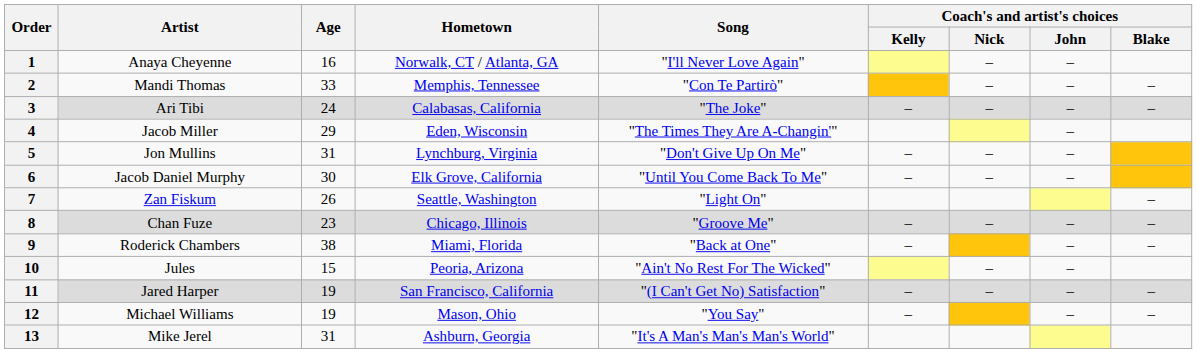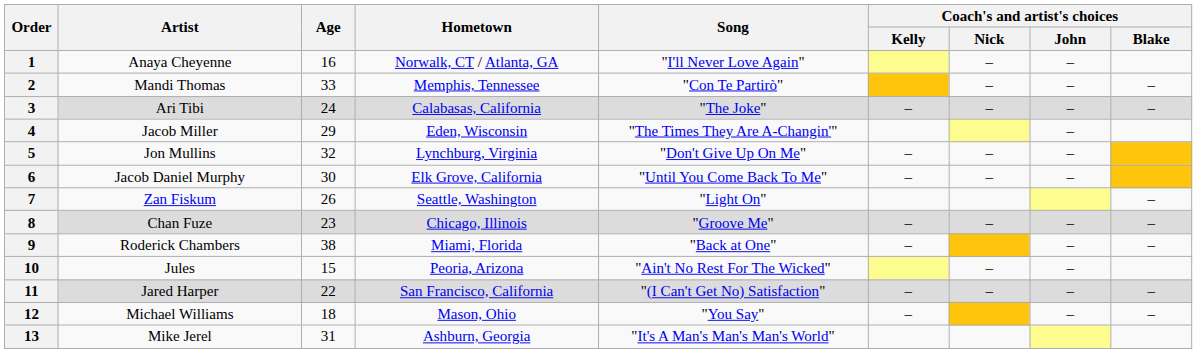(328, 153) 31 -> (328, 153) 32
(328, 291) 19 -> (328, 291) 22
(328, 314) 19 -> (328, 314) 18
